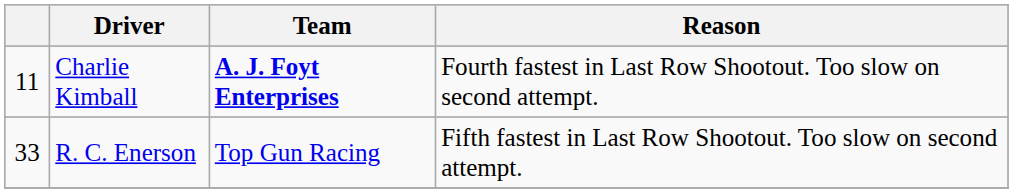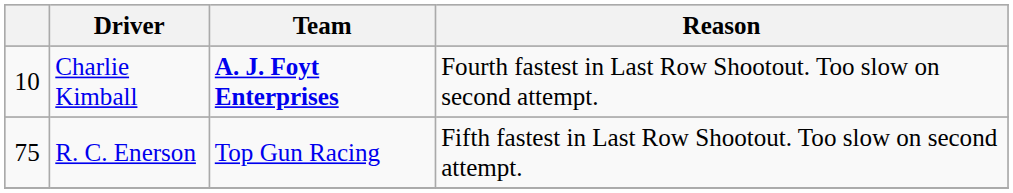(27, 81) 11 -> (27, 81) 10
(27, 152) 33 -> (27, 152) 75
